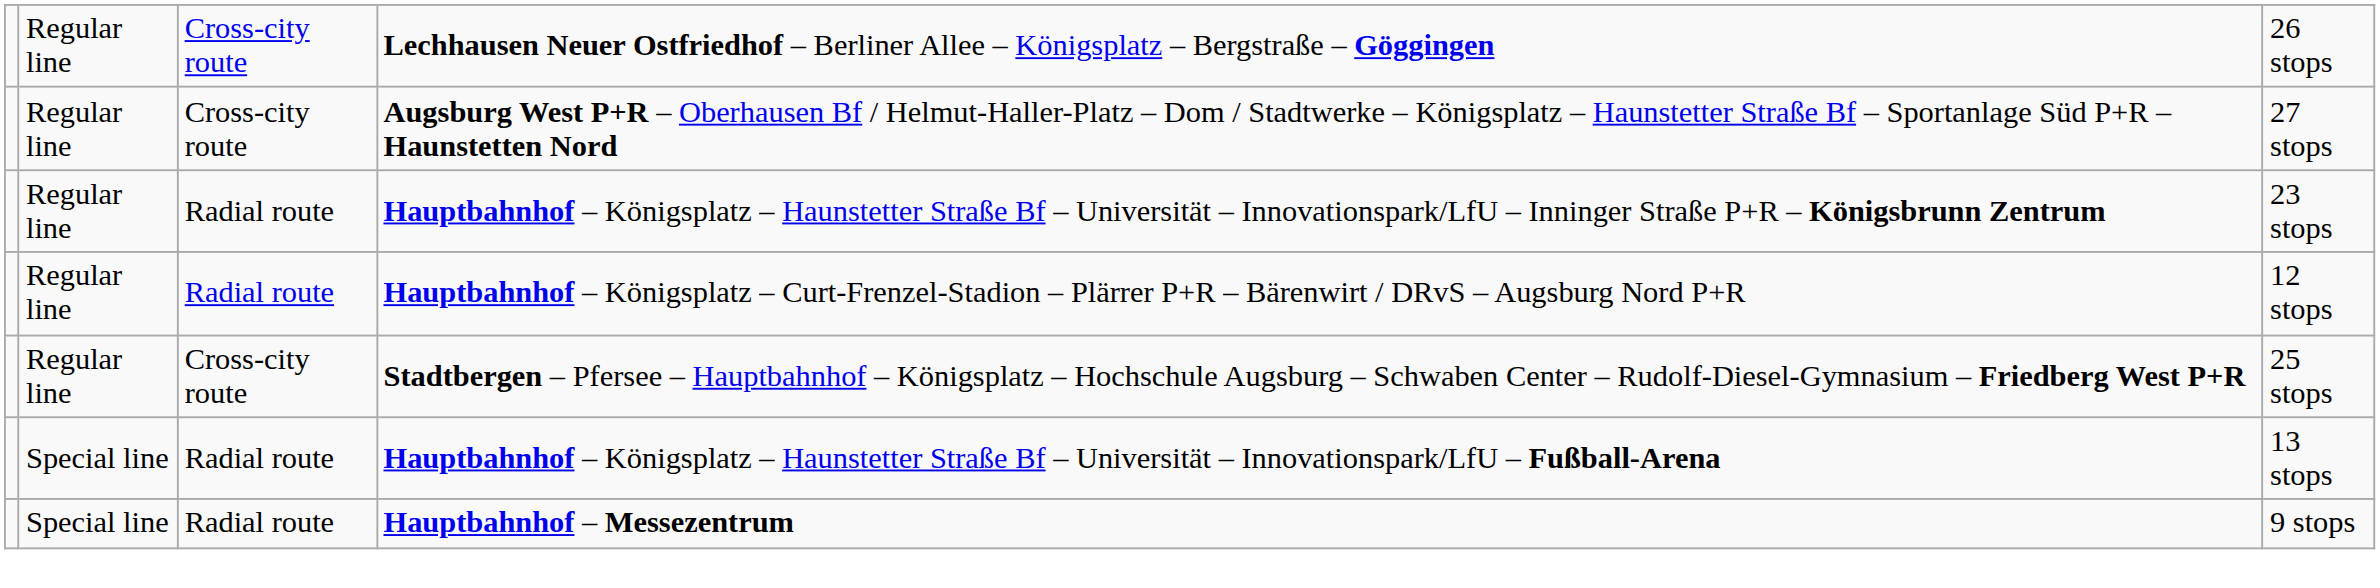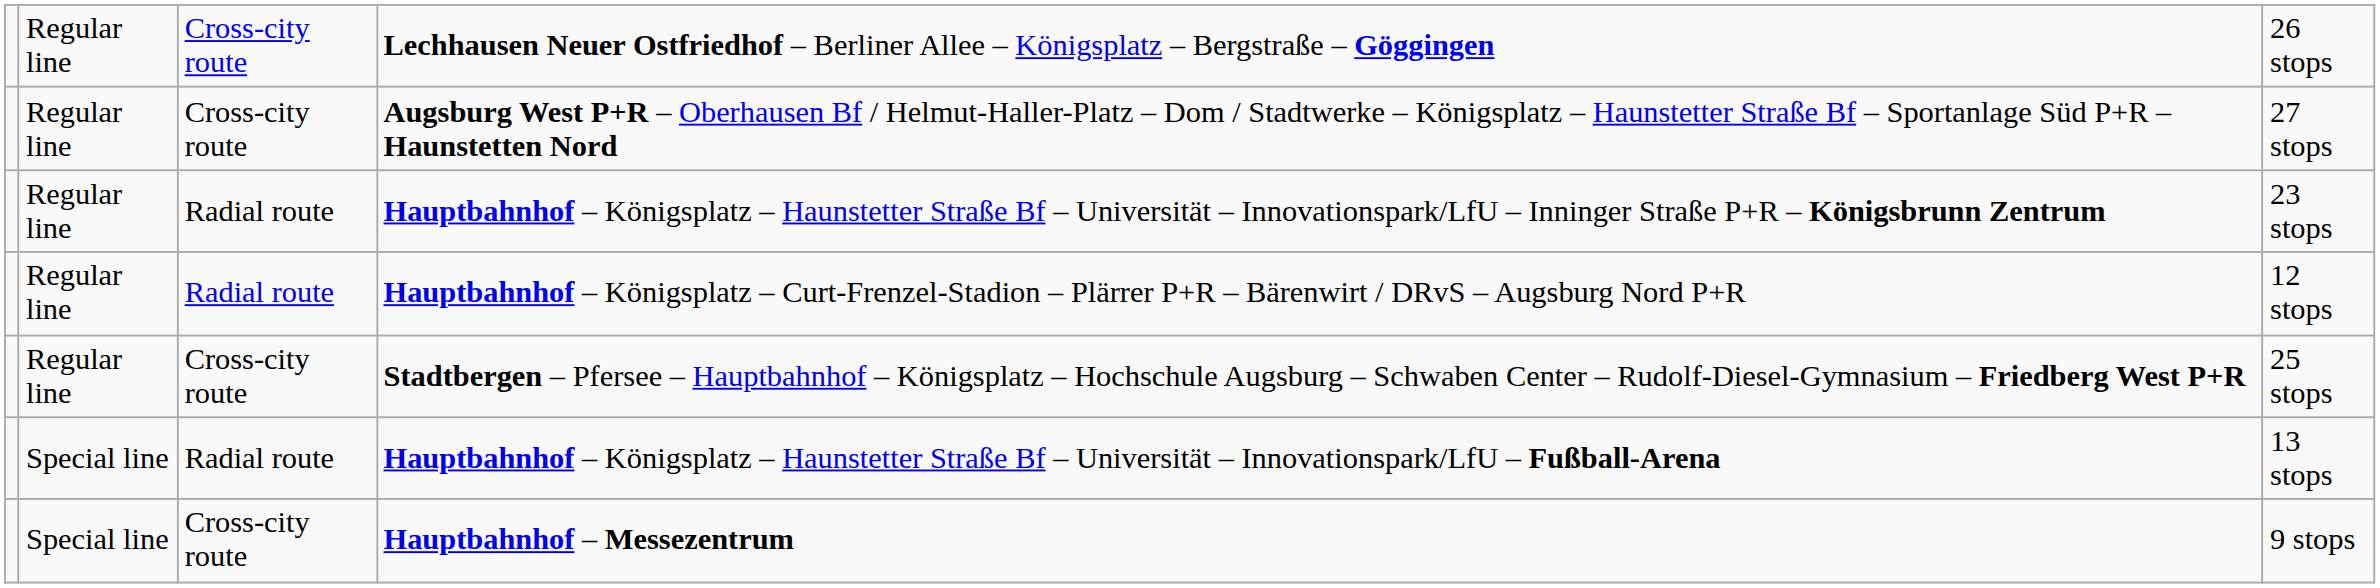(259, 523) Radial route -> (247, 540) Cross-city route
